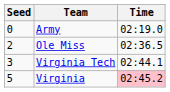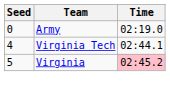- row: (60, 46)
(10, 62) 3 -> (10, 46) 4
